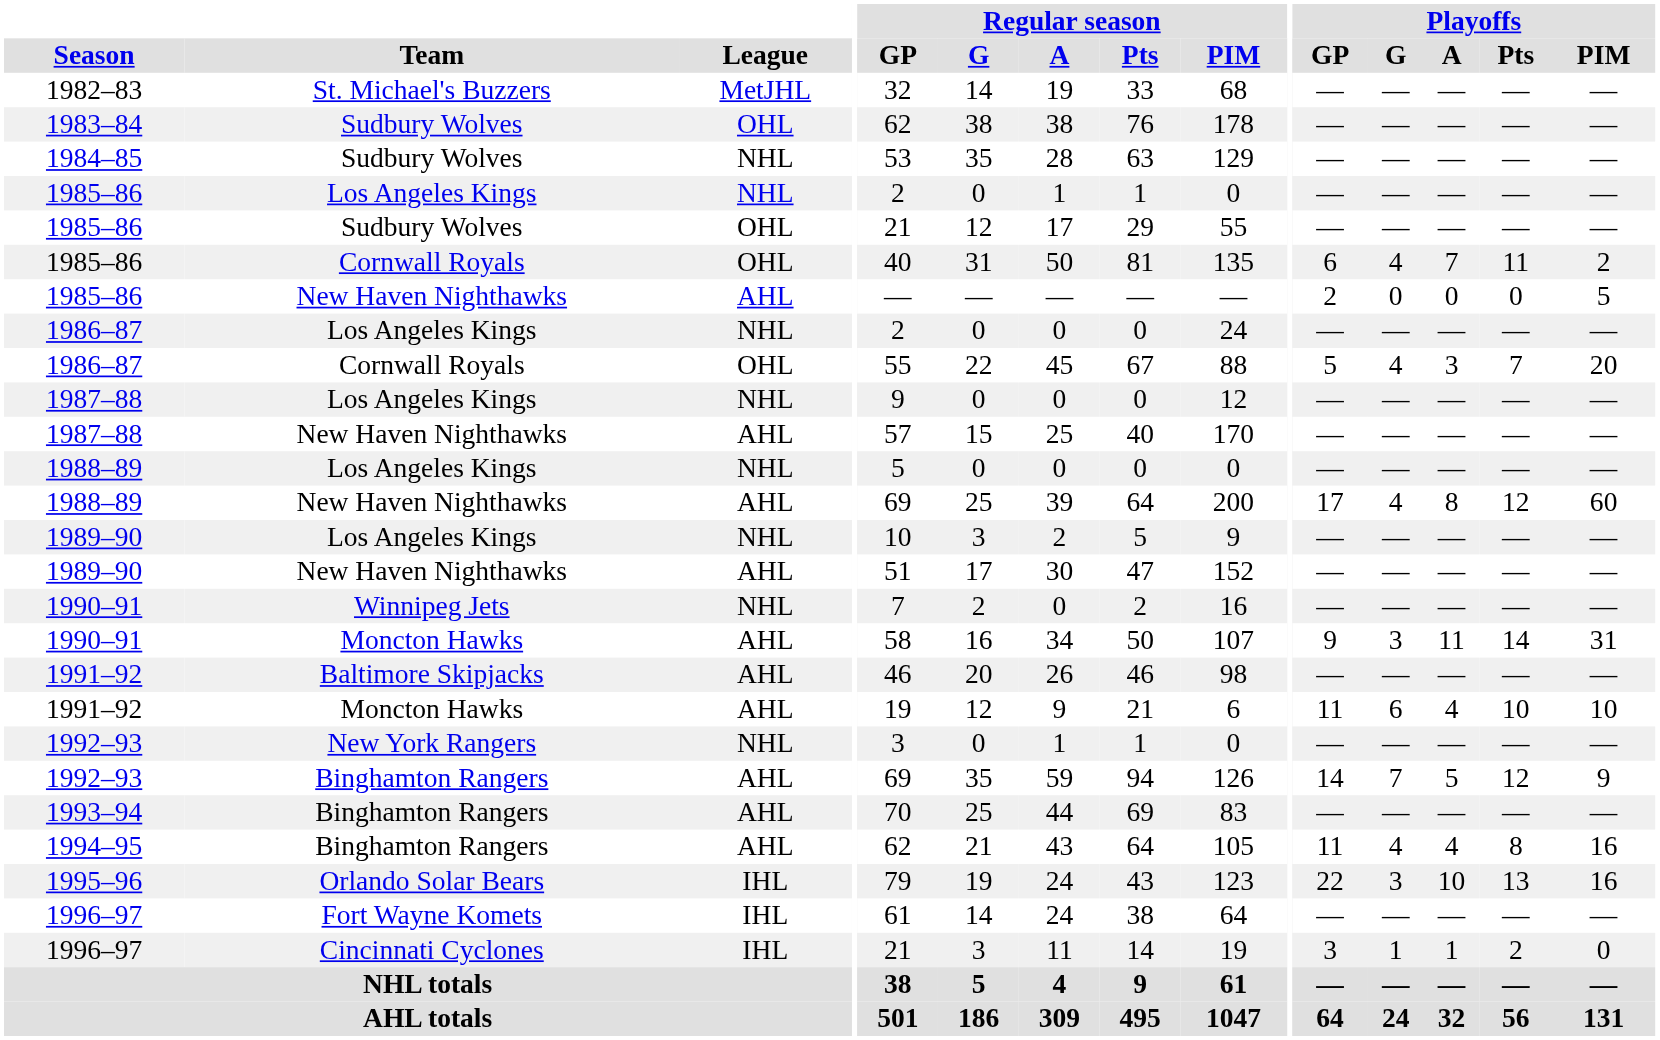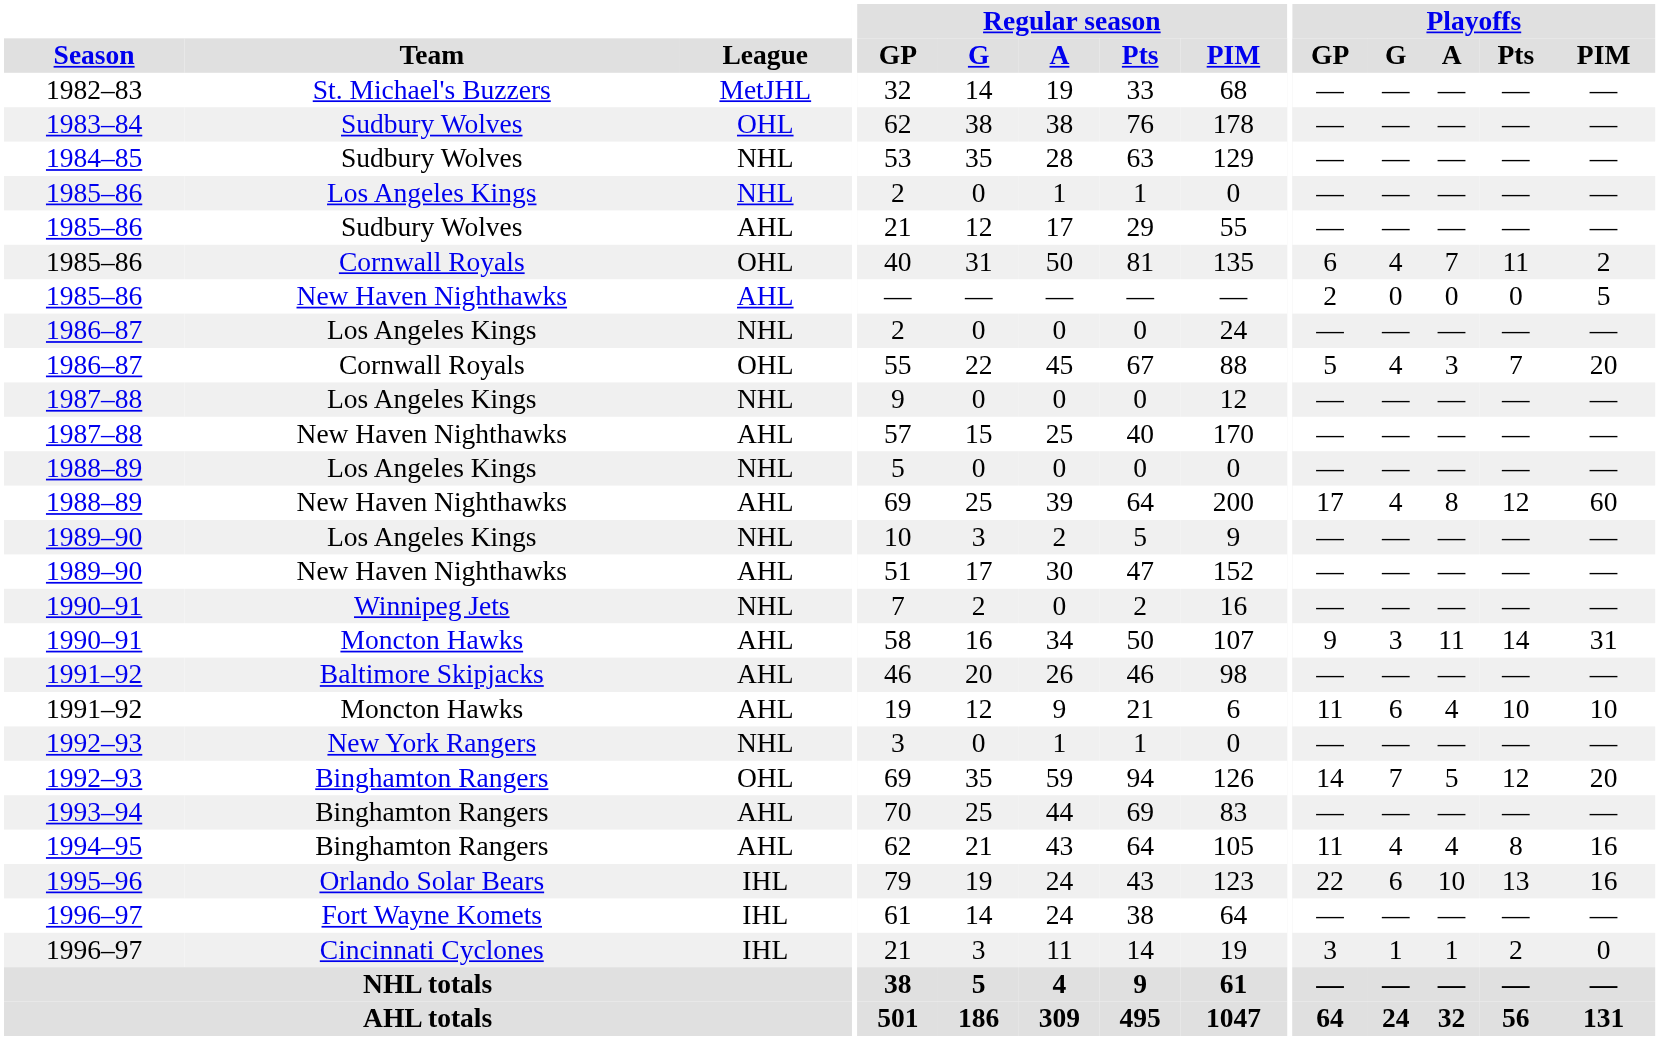(765, 227) OHL -> (765, 227) AHL
(765, 777) AHL -> (765, 777) OHL
(1604, 777) 9 -> (1604, 777) 20
(1396, 880) 3 -> (1396, 880) 6
